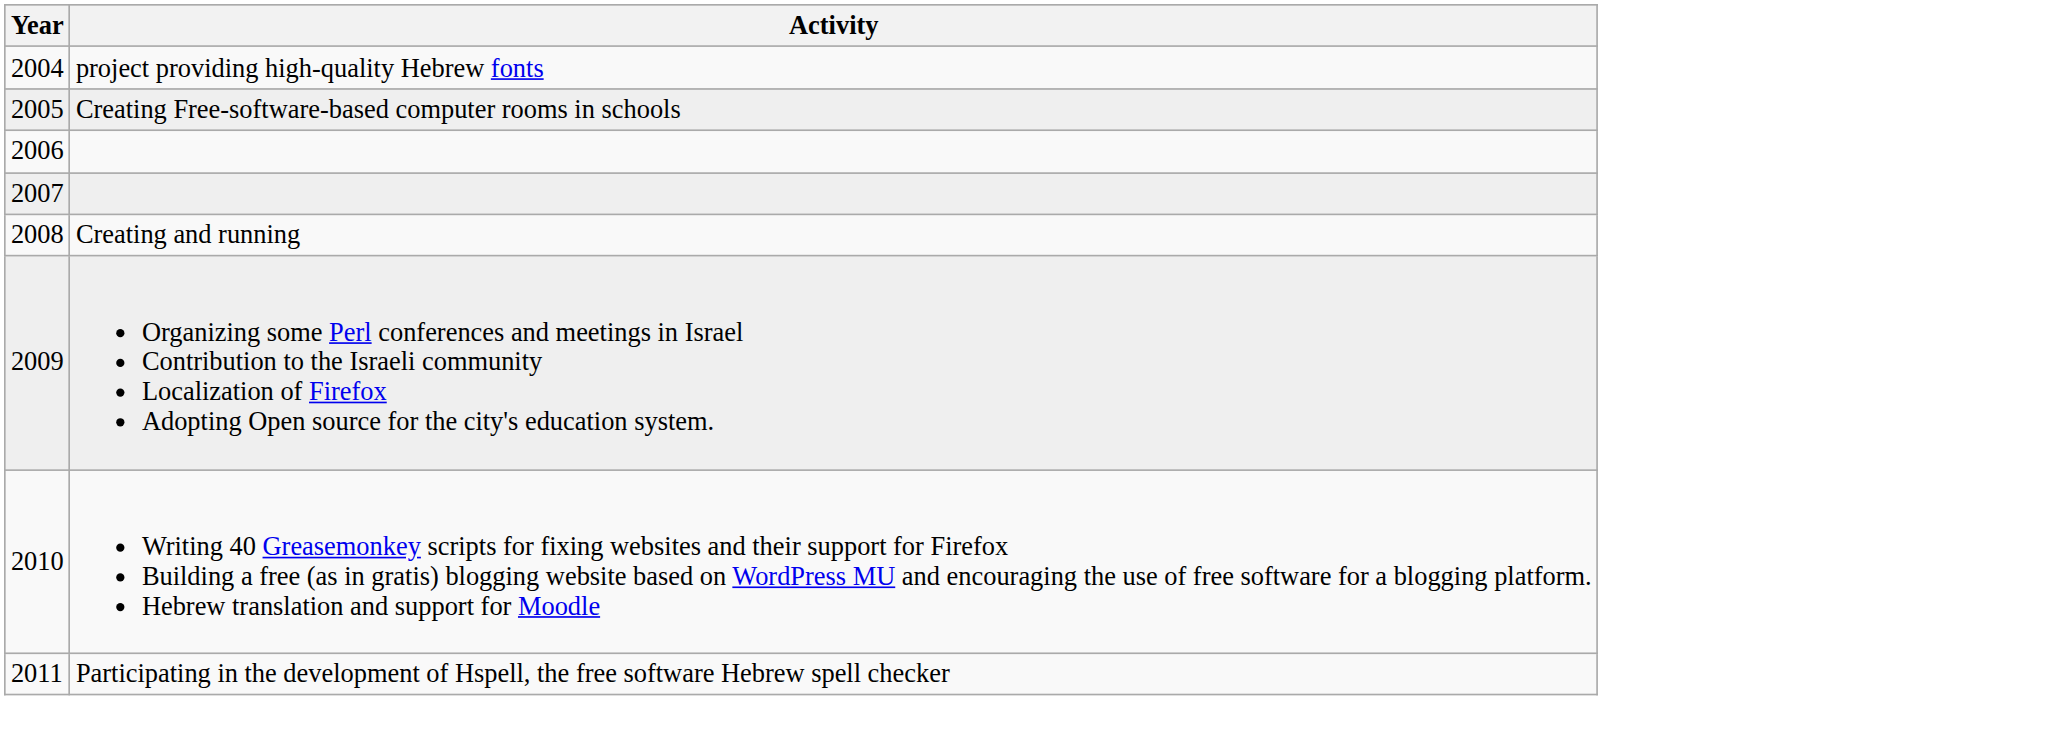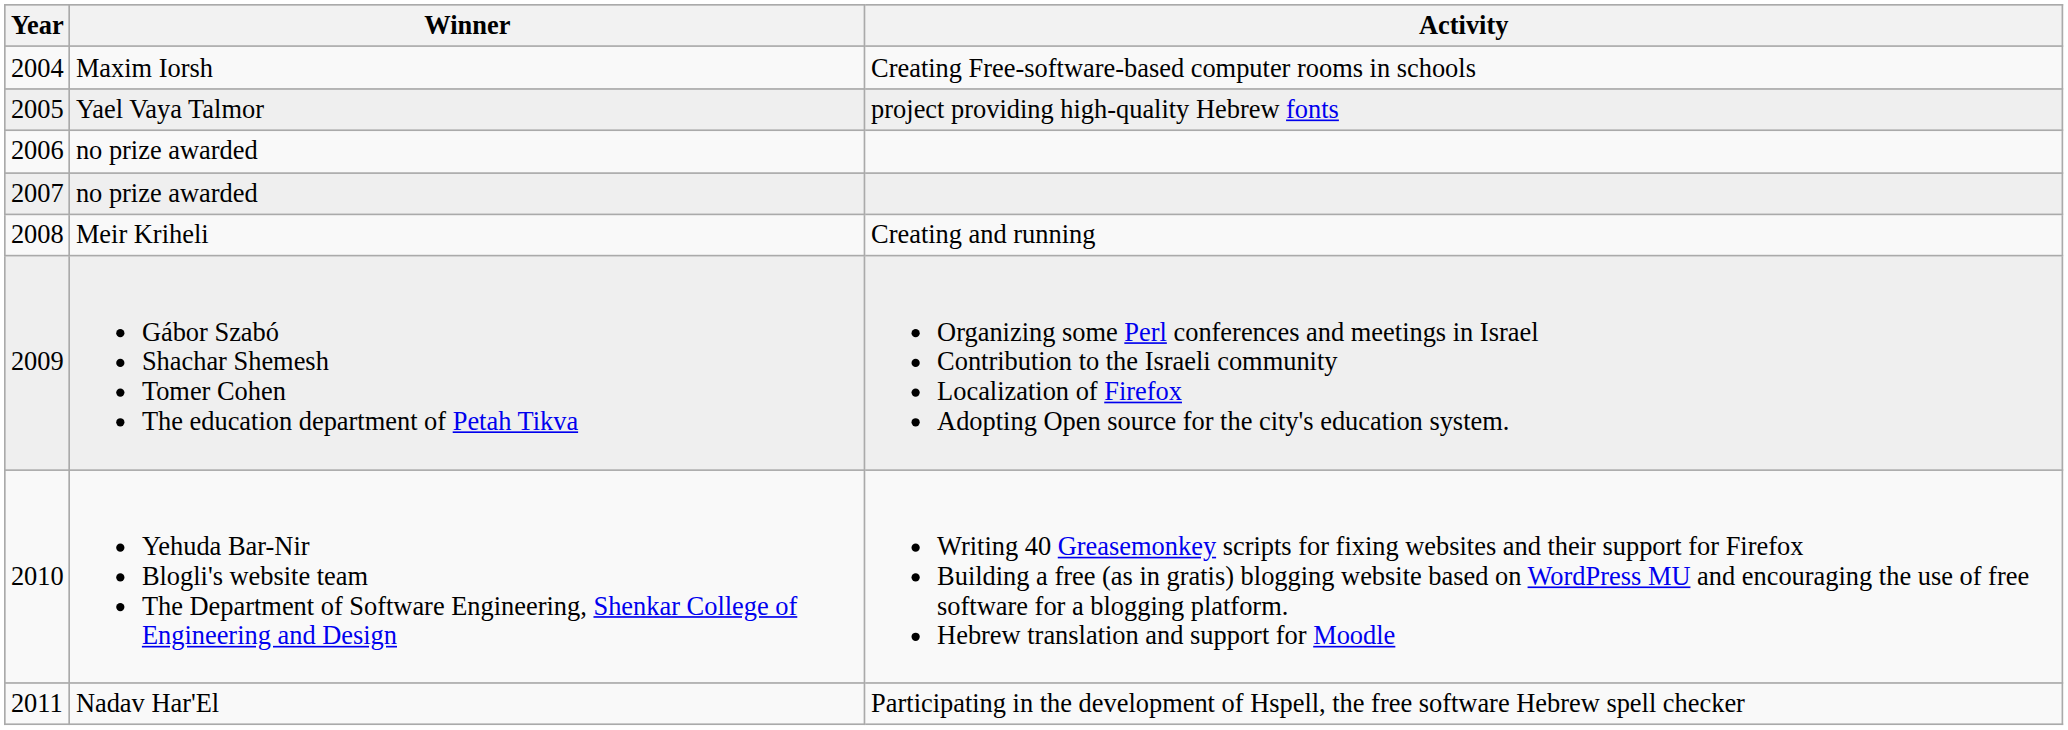+ column: (467, 25)
(310, 67) project providing high-quality Hebrew fonts -> (1174, 67) Creating Free-software-based computer rooms in schools
(378, 109) Creating Free-software-based computer rooms in schools -> (1105, 109) project providing high-quality Hebrew fonts
